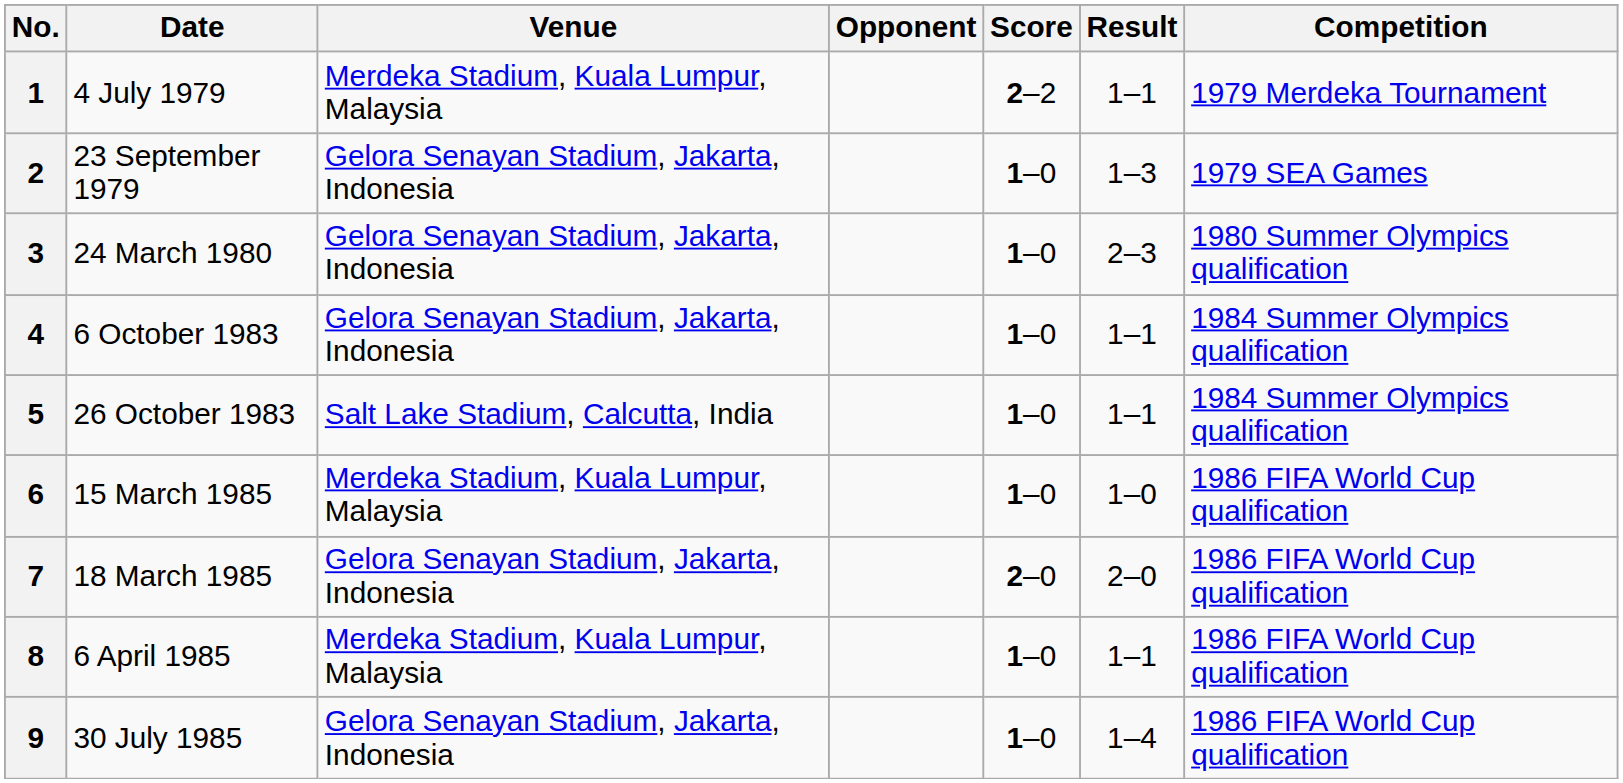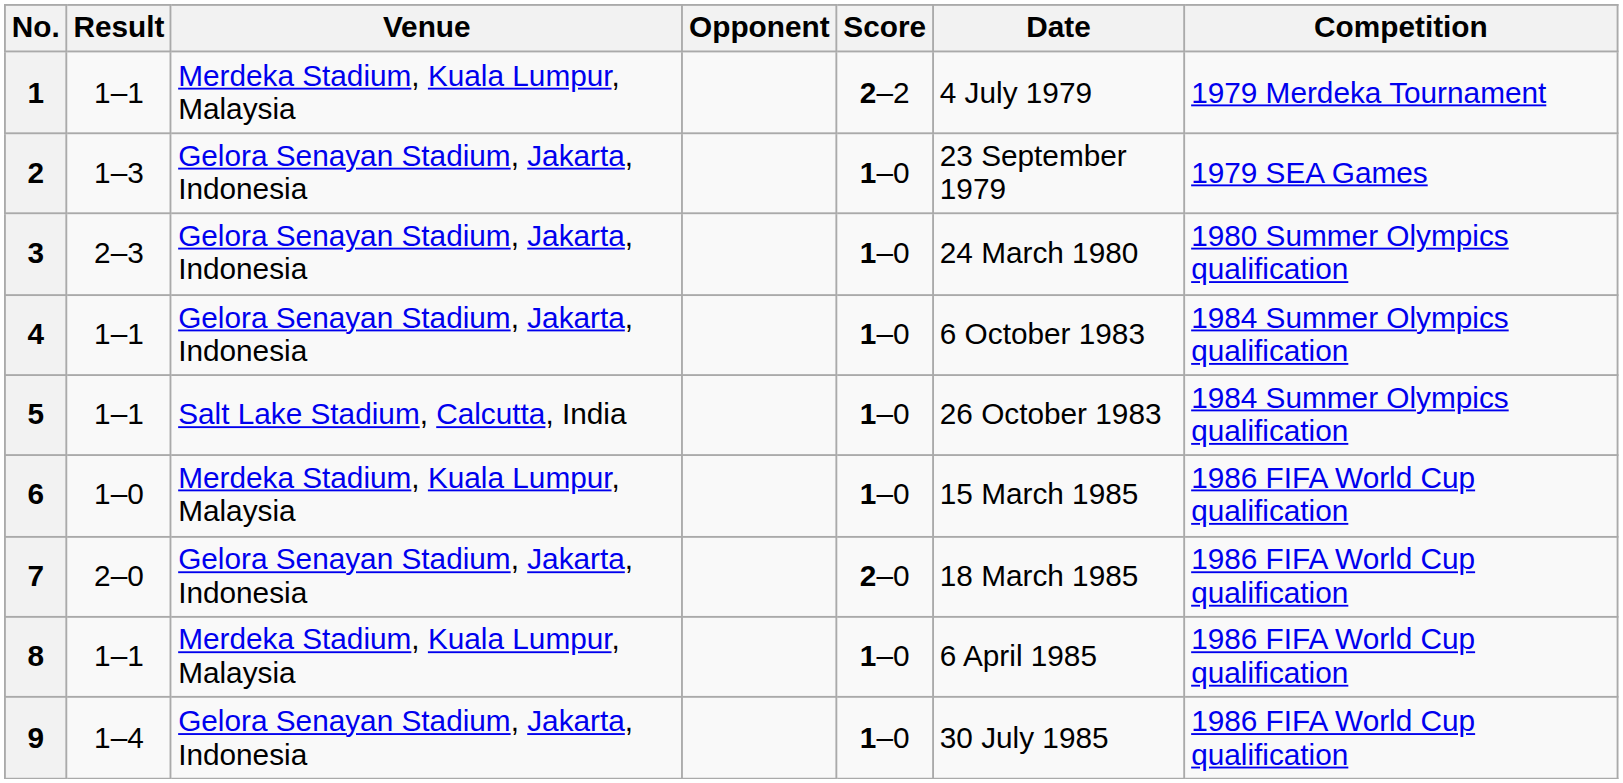columns swapped: (192, 28) <-> (1132, 28)
